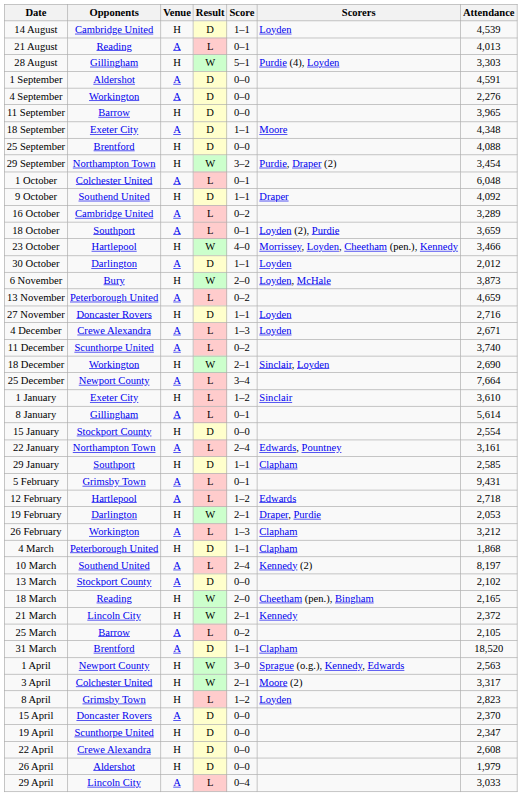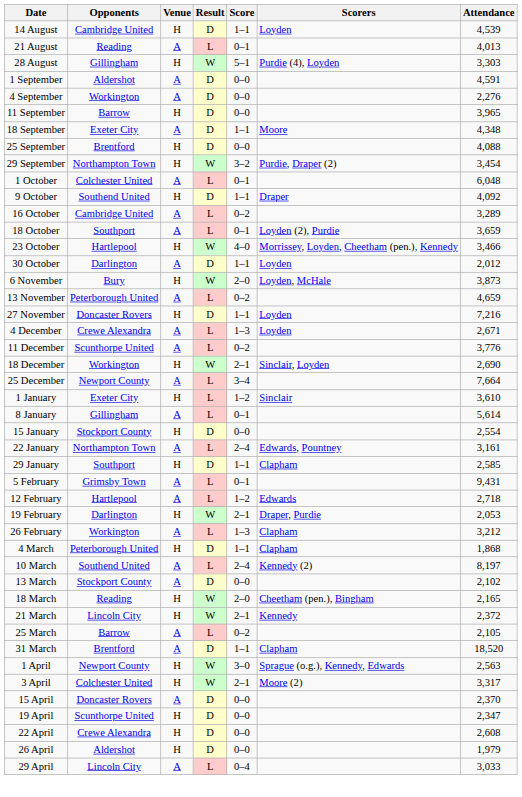(489, 314) 2,716 -> (489, 314) 7,216
(489, 347) 3,740 -> (489, 347) 3,776
- row: (36, 699)
